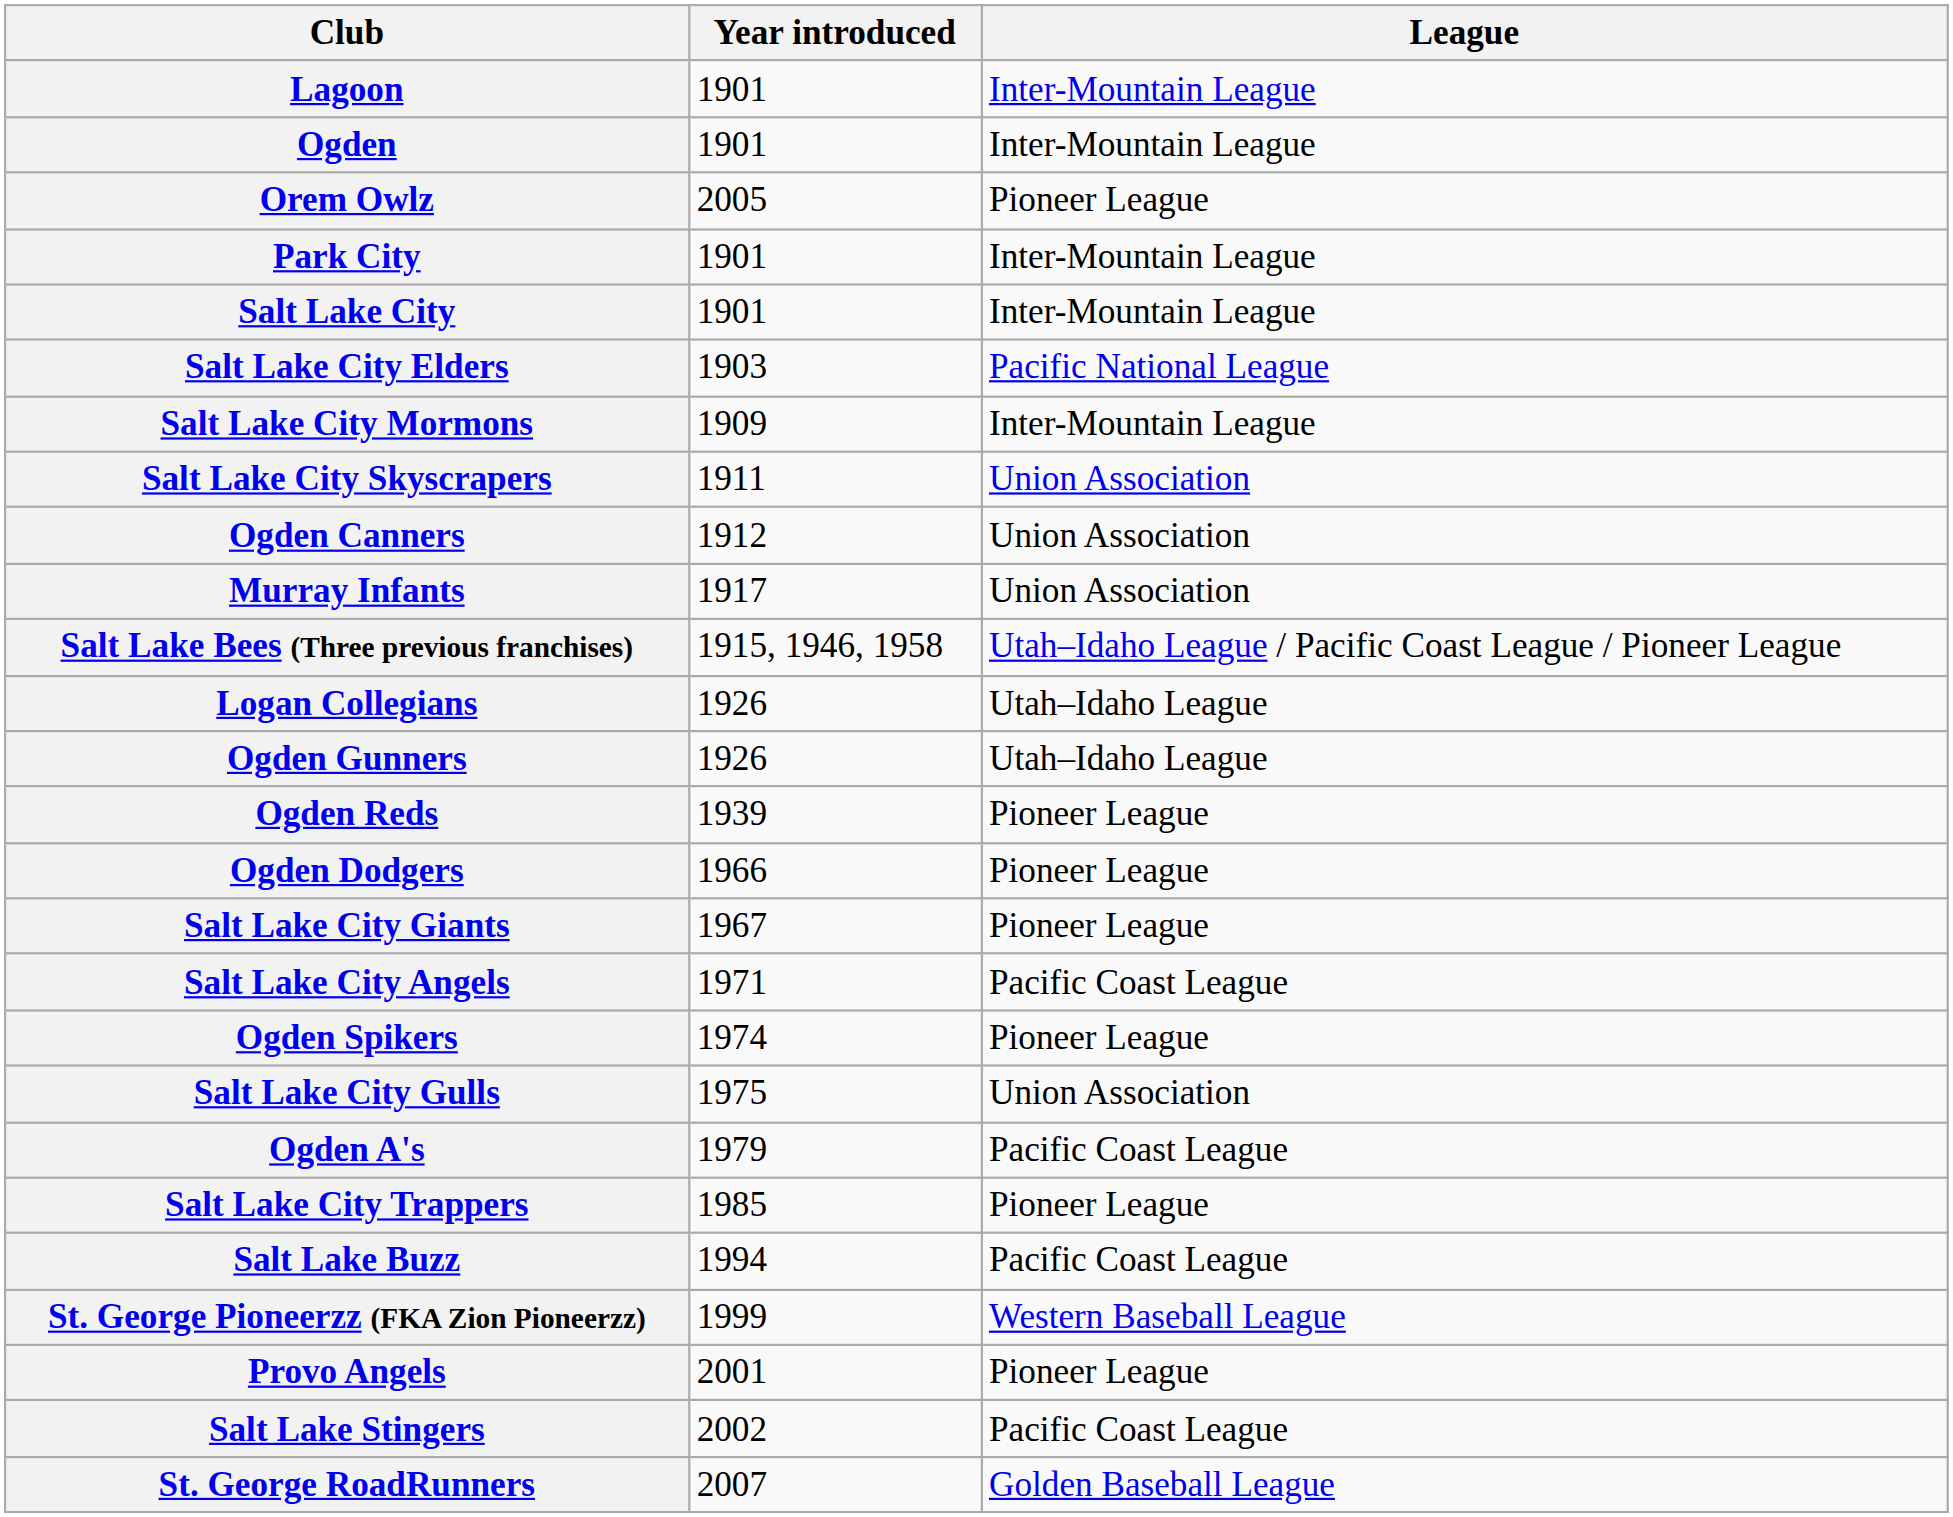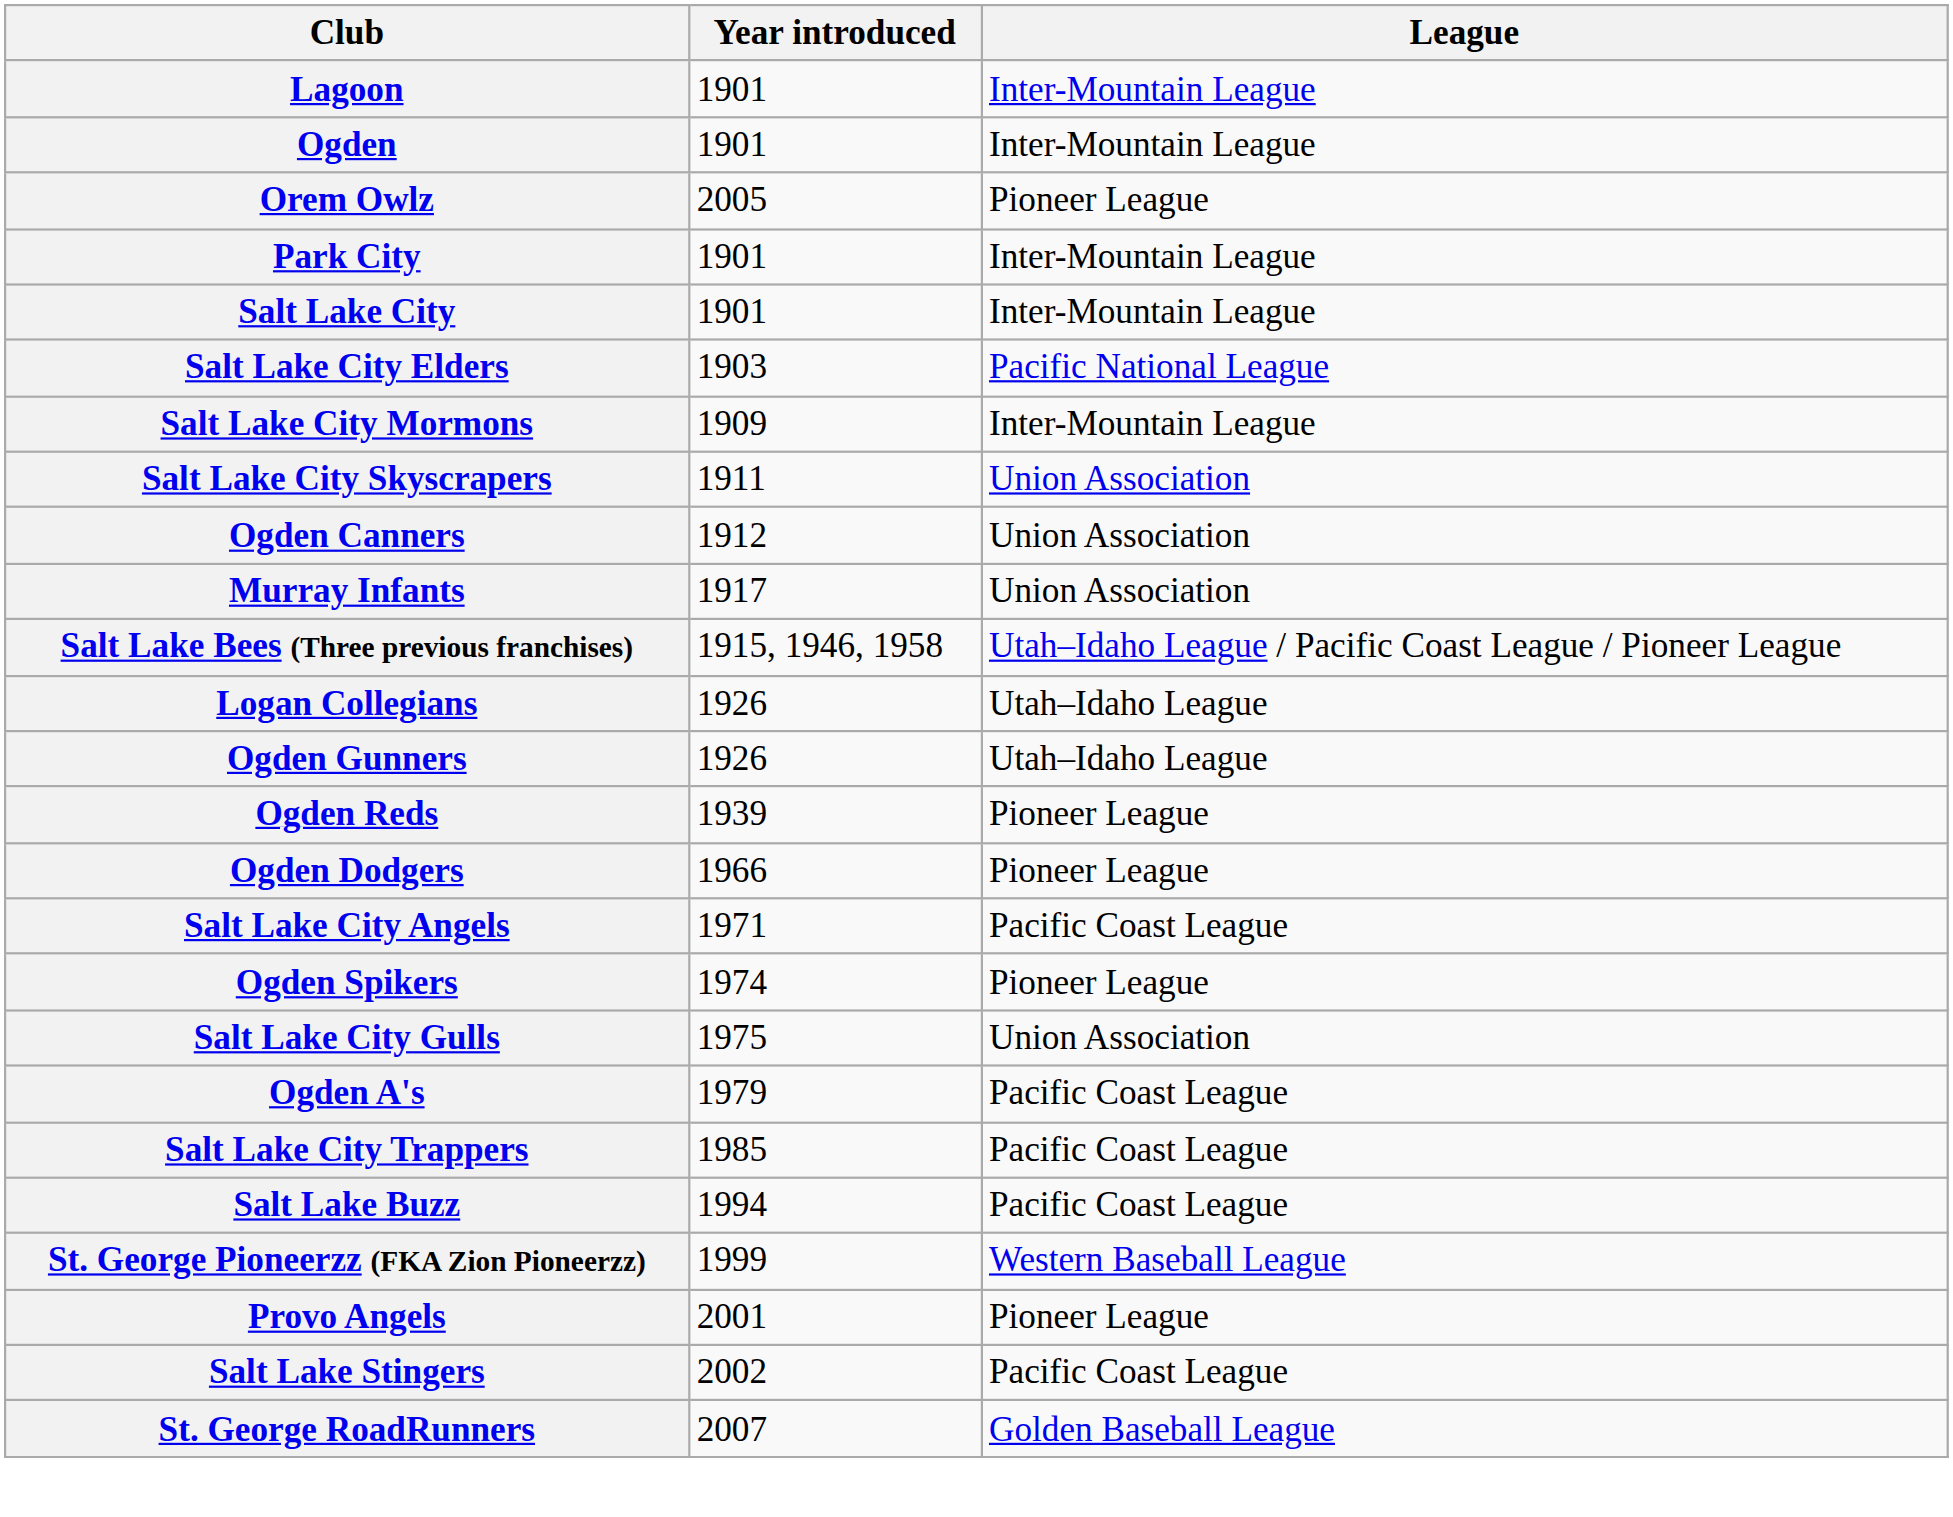- row: (347, 925)
(1099, 1204) Pioneer League -> (1139, 1148) Pacific Coast League
